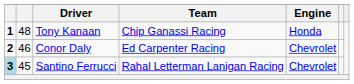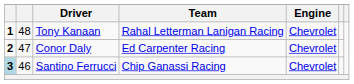(174, 31) Chip Ganassi Racing -> (203, 31) Rahal Letterman Lanigan Racing
(305, 31) Honda -> (313, 31) Chevrolet
(24, 48) 46 -> (24, 48) 47
(24, 66) 45 -> (24, 66) 46
(203, 66) Rahal Letterman Lanigan Racing -> (174, 66) Chip Ganassi Racing
